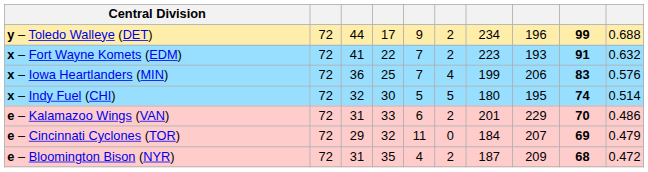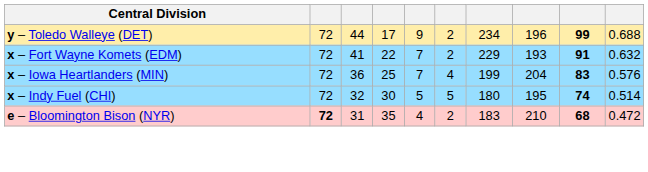(489, 55) 223 -> (489, 55) 229
(536, 75) 206 -> (536, 75) 204
- row: (88, 116)
- row: (94, 136)
(326, 156) normal -> (326, 116) bold
(489, 156) 187 -> (489, 116) 183
(536, 156) 209 -> (536, 116) 210
